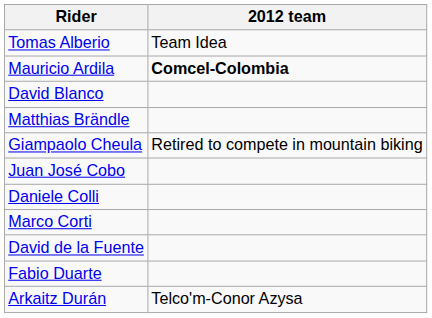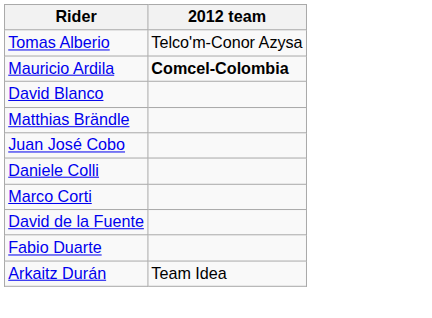(189, 42) Team Idea -> (227, 42) Telco'm-Conor Azysa
- row: (75, 145)
(227, 299) Telco'm-Conor Azysa -> (189, 273) Team Idea
